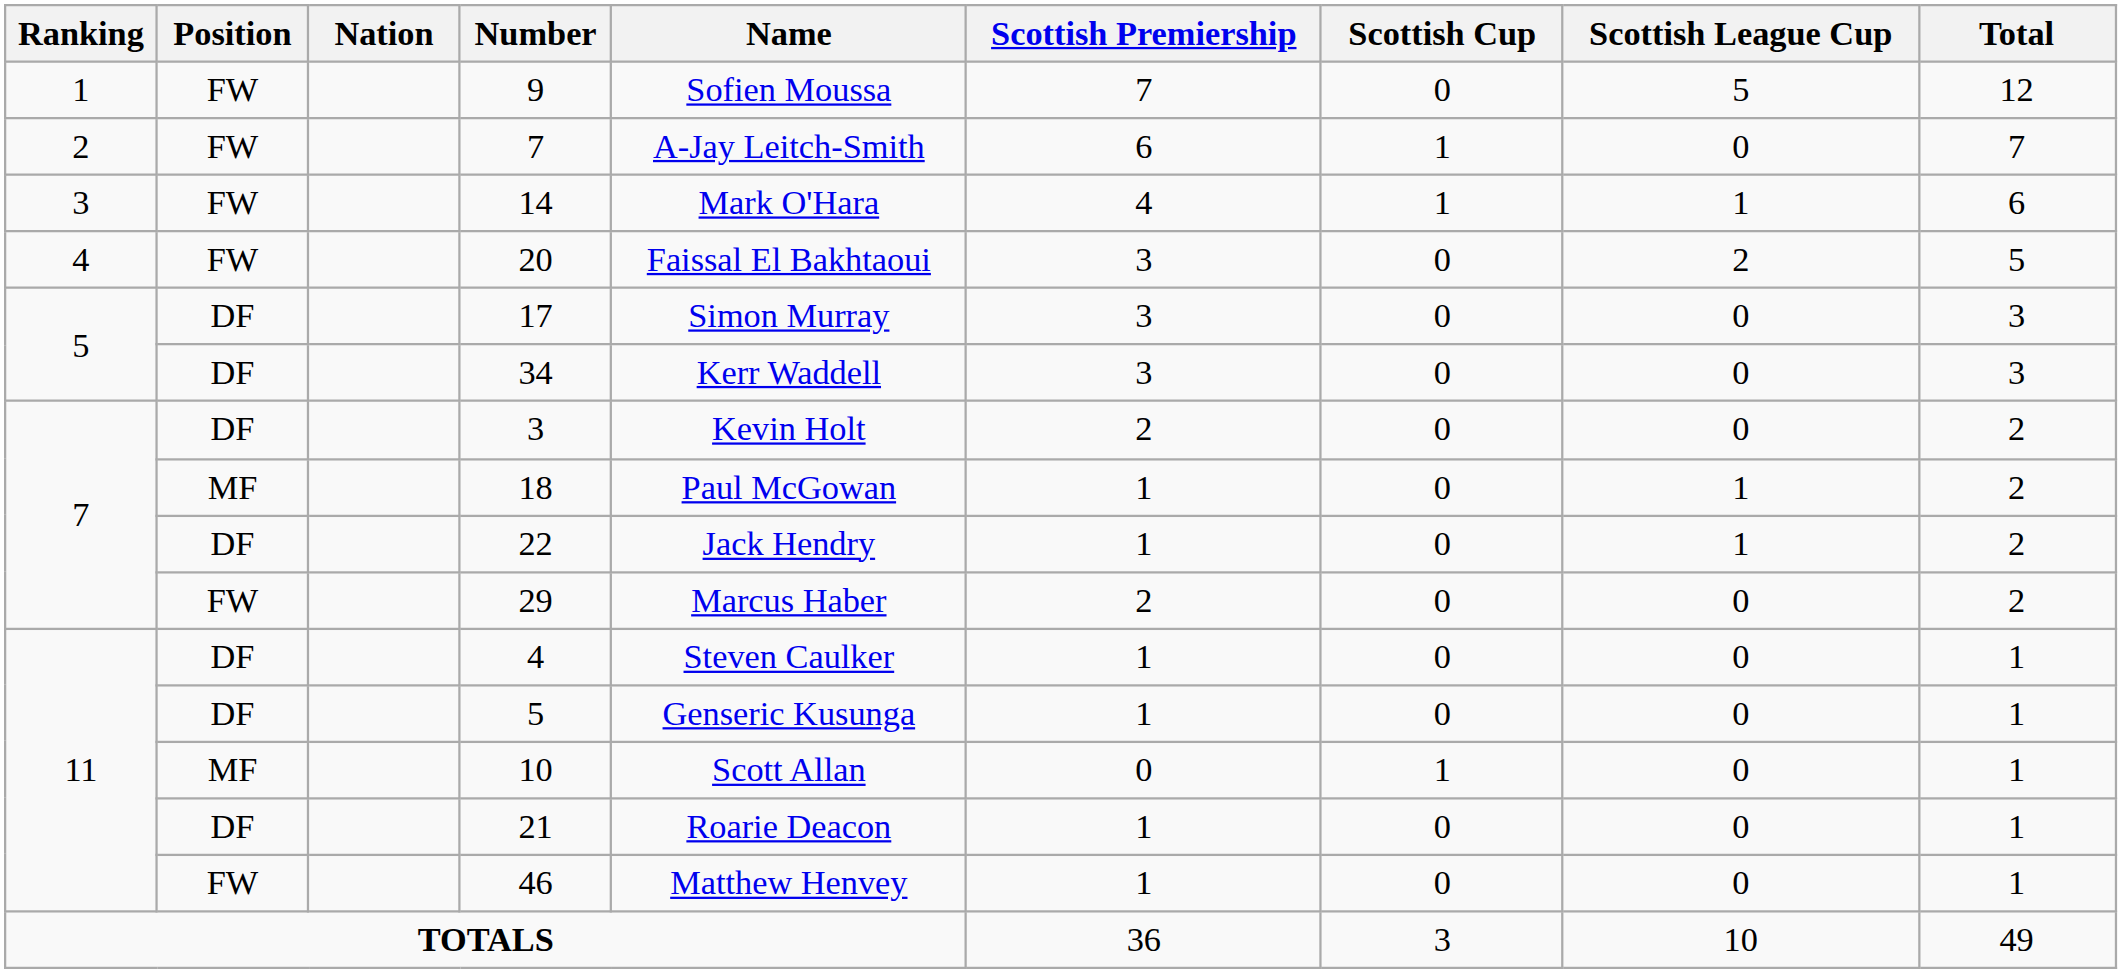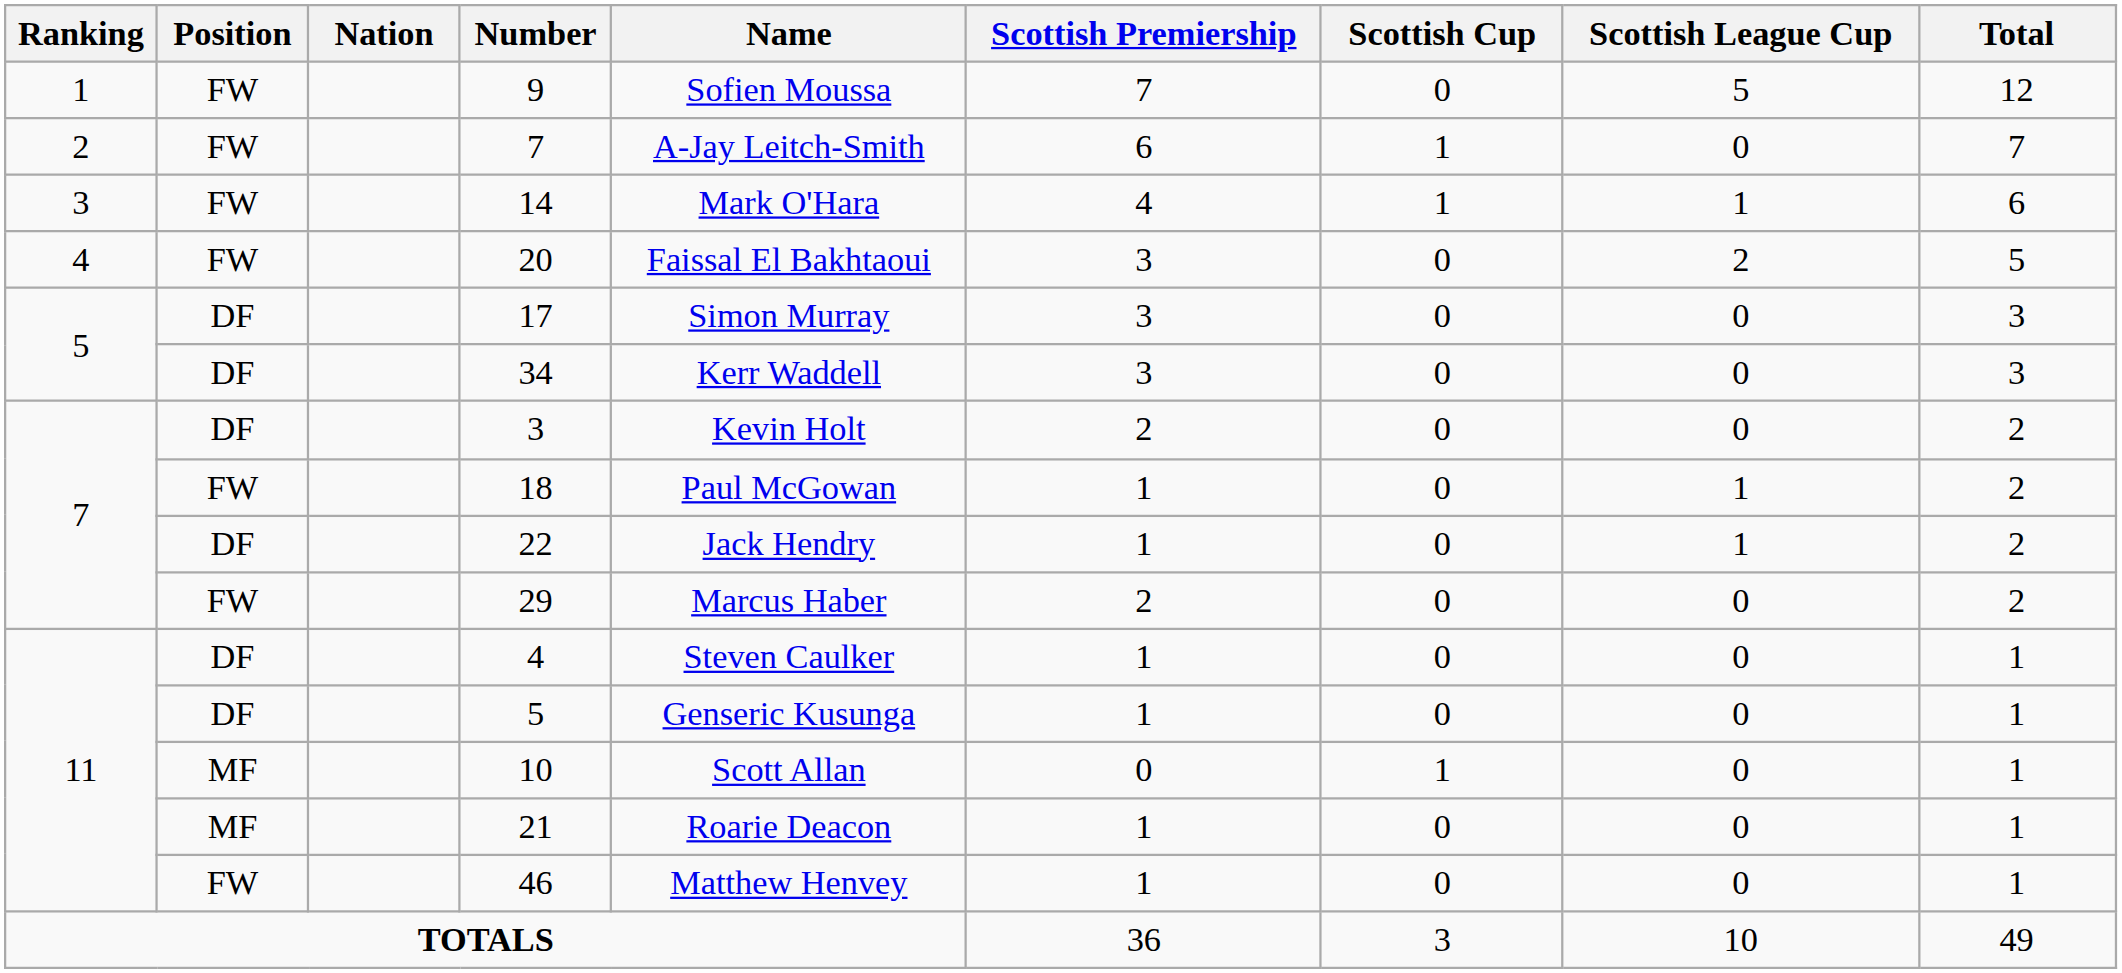(232, 486) MF -> (232, 486) FW
(232, 825) DF -> (232, 825) MF
